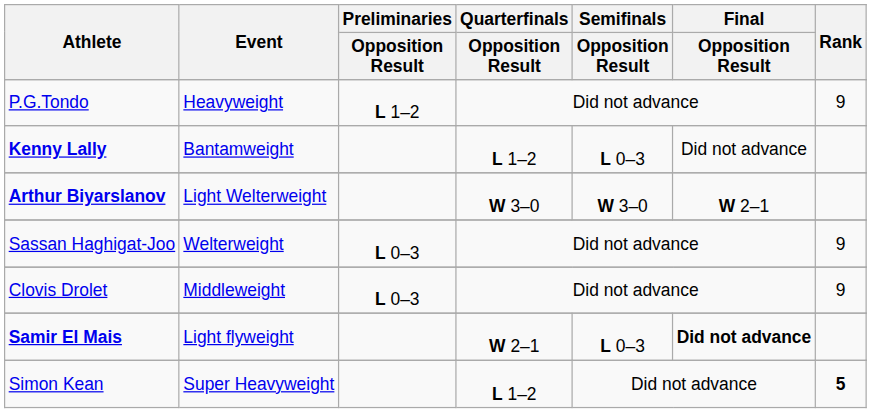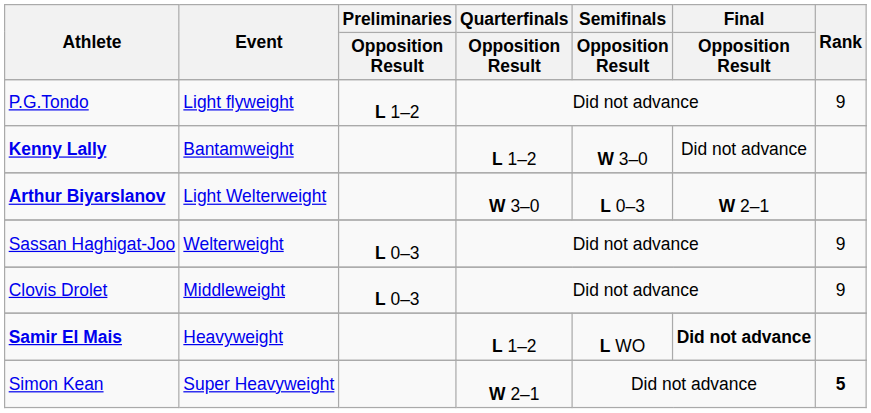(233, 103) Heavyweight -> (239, 103) Light flyweight
(623, 159) L 0–3 -> (623, 159) W 3–0
(623, 206) W 3–0 -> (623, 206) L 0–3
(239, 337) Light flyweight -> (233, 337) Heavyweight
(514, 347) W 2–1 -> (514, 347) L 1–2
(623, 347) L 0–3 -> (623, 347) L WO
(514, 394) L 1–2 -> (514, 394) W 2–1
